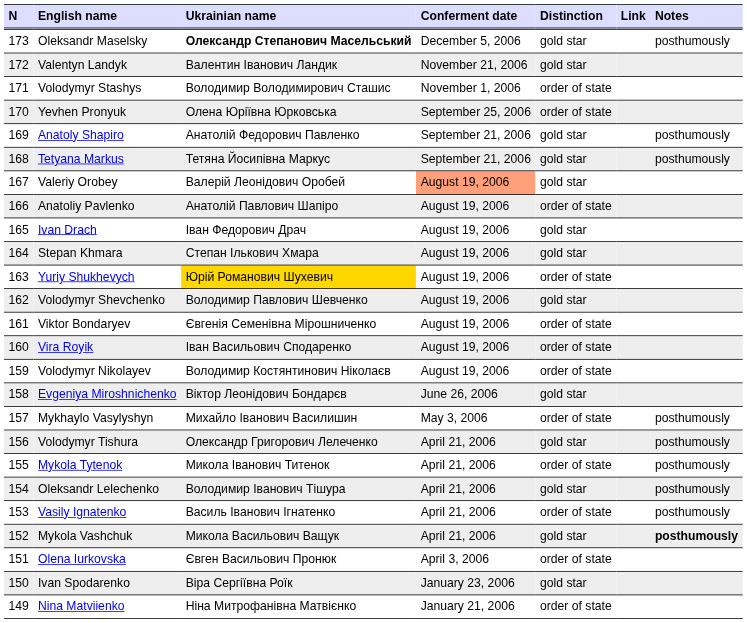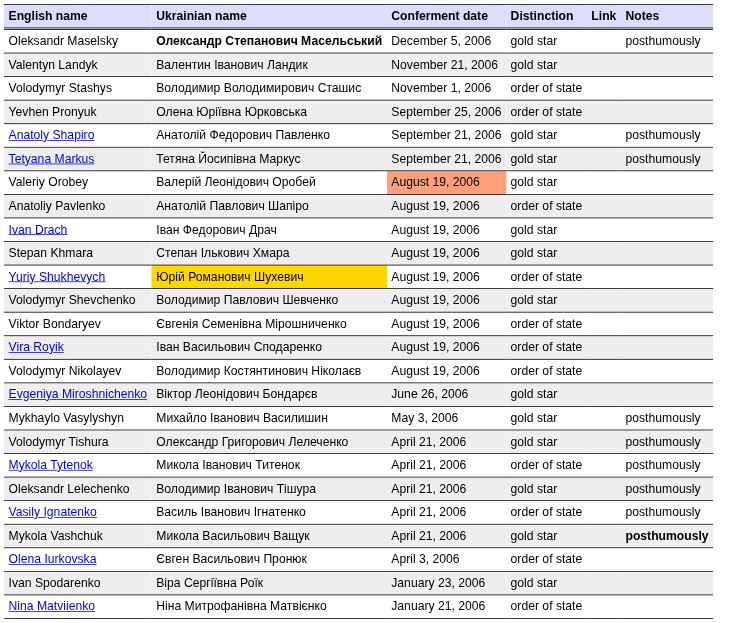- column: (13, 16)
(576, 418) order of state -> (534, 418) gold star
